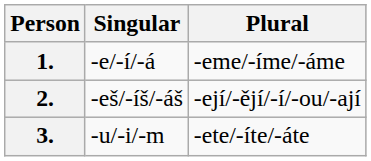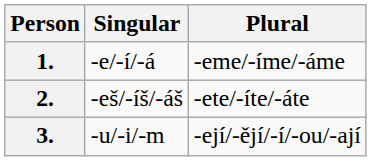(277, 98) -ejí/-ějí/-í/-ou/-ají -> (252, 98) -ete/-íte/-áte
(252, 135) -ete/-íte/-áte -> (277, 135) -ejí/-ějí/-í/-ou/-ají
